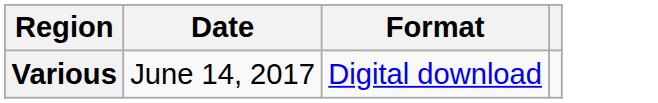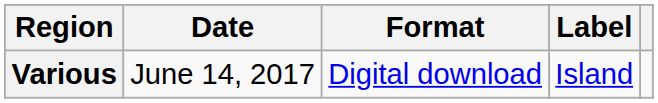+ column: (594, 27)
